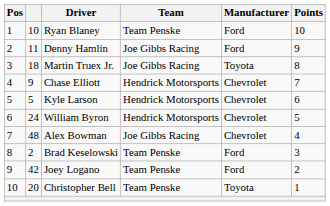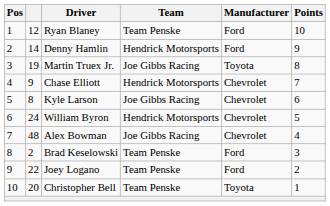(33, 30) 10 -> (33, 30) 12
(33, 47) 11 -> (33, 47) 14
(161, 47) Joe Gibbs Racing -> (171, 47) Hendrick Motorsports
(33, 65) 18 -> (33, 65) 19
(31, 99) 5 -> (31, 99) 8
(171, 99) Hendrick Motorsports -> (161, 99) Joe Gibbs Racing
(33, 169) 42 -> (33, 169) 22
